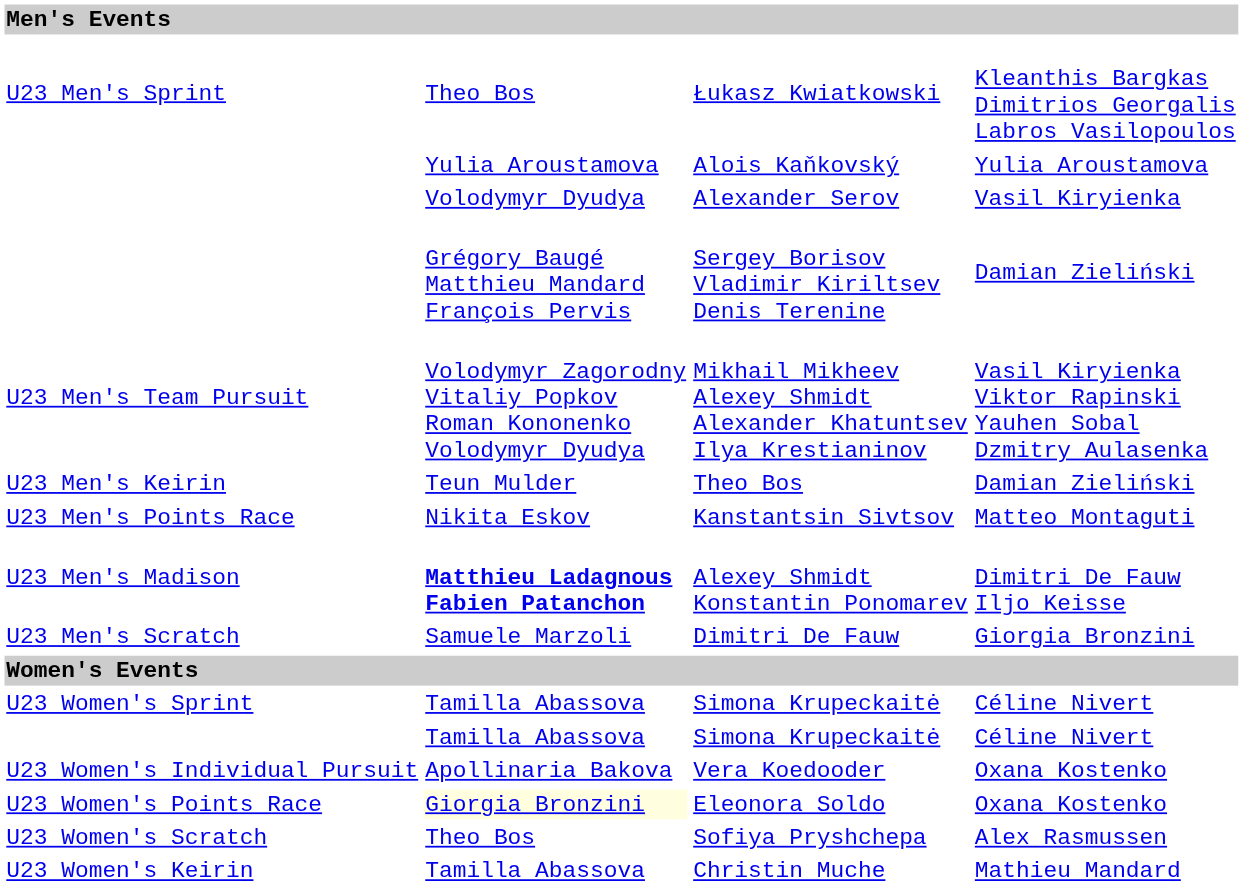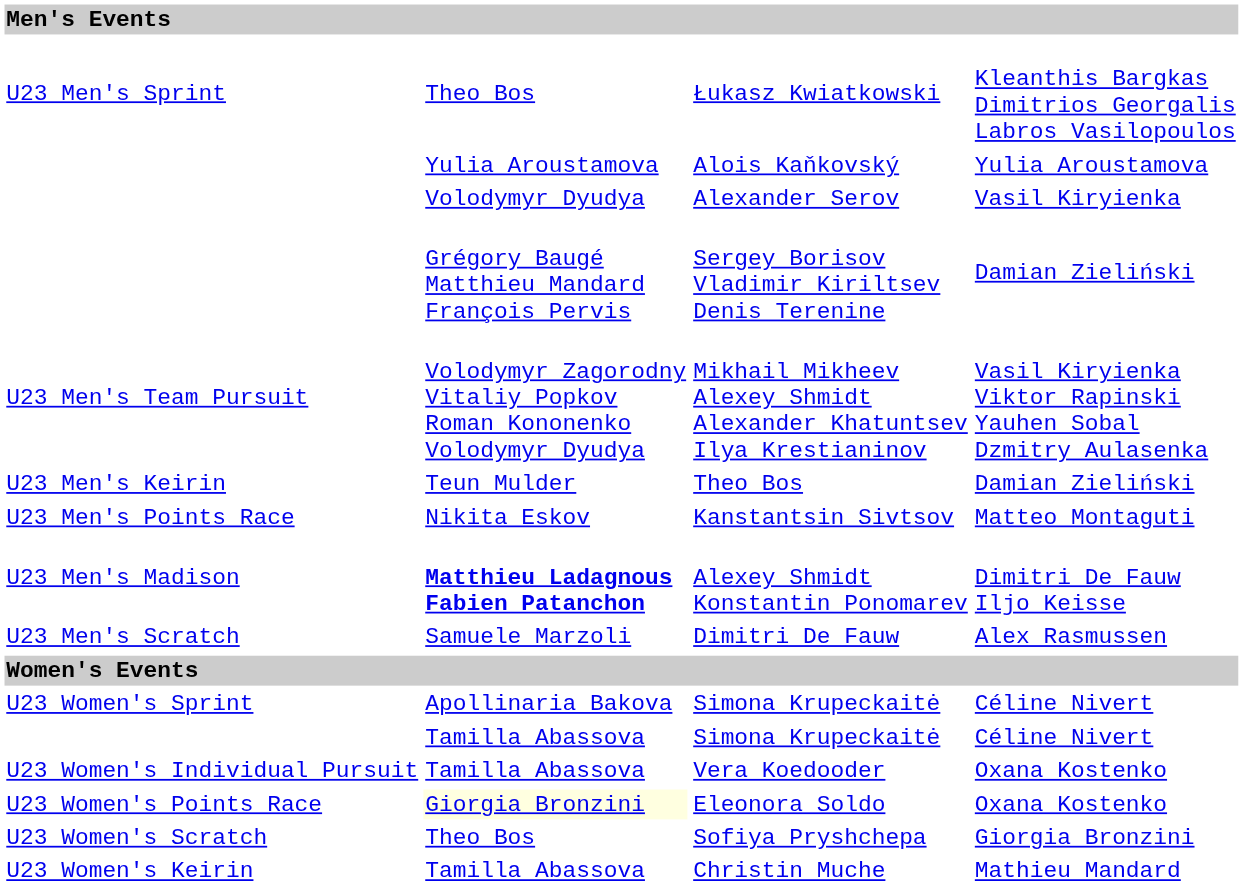(1085, 637) Giorgia Bronzini -> (1071, 637) Alex Rasmussen
(535, 704) Tamilla Abassova -> (549, 704) Apollinaria Bakova
(549, 771) Apollinaria Bakova -> (535, 771) Tamilla Abassova
(1071, 838) Alex Rasmussen -> (1085, 838) Giorgia Bronzini
